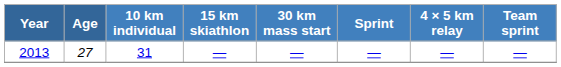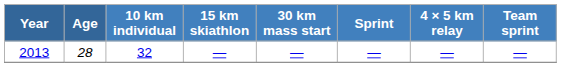(85, 52) 27 -> (85, 52) 28
(144, 52) 31 -> (144, 52) 32
